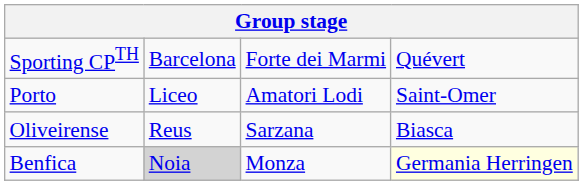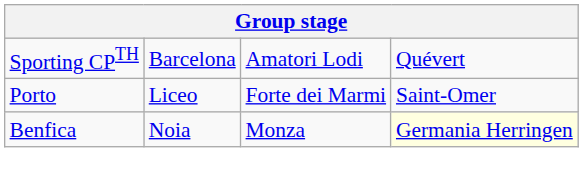(316, 58) Forte dei Marmi -> (304, 58) Amatori Lodi
(304, 95) Amatori Lodi -> (316, 95) Forte dei Marmi
- row: (59, 129)
(170, 163) lightgrey background -> (170, 129) no background
